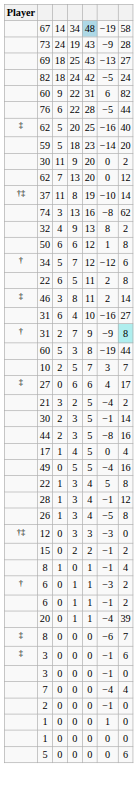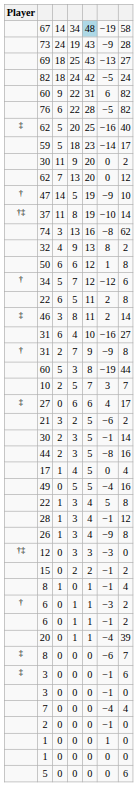(126, 110) 44 -> (126, 110) 82
(126, 145) 20 -> (126, 145) 17
+ row: (45, 195)
(126, 333) paleturquoise background -> (126, 352) no background
(108, 402) −4 -> (108, 421) −6
(108, 516) −5 -> (108, 535) −9
